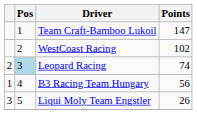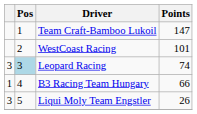(182, 48) 102 -> (182, 48) 101
(9, 66) 2 -> (9, 66) 3
(185, 83) 56 -> (185, 83) 66
